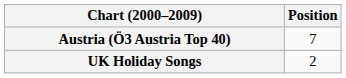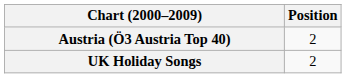(313, 38) 7 -> (313, 38) 2
